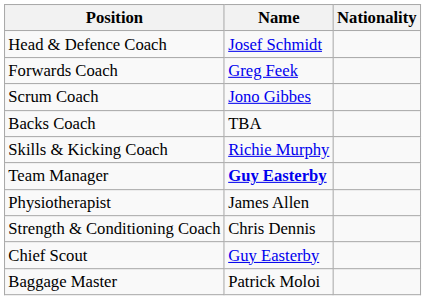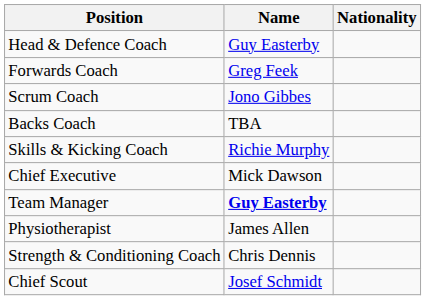(275, 44) Josef Schmidt -> (274, 44) Guy Easterby
+ row: (62, 176)
(274, 255) Guy Easterby -> (275, 281) Josef Schmidt
- row: (63, 281)
